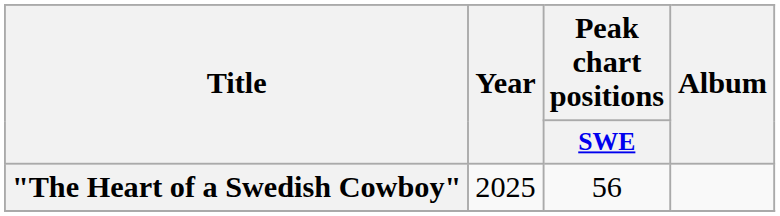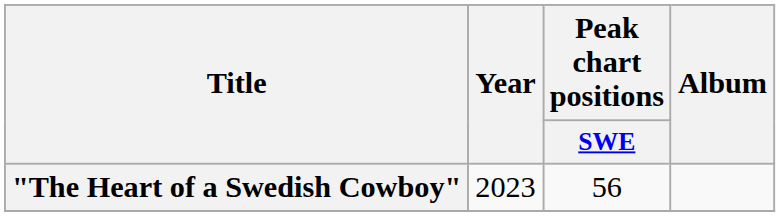(505, 186) 2025 -> (505, 186) 2023
